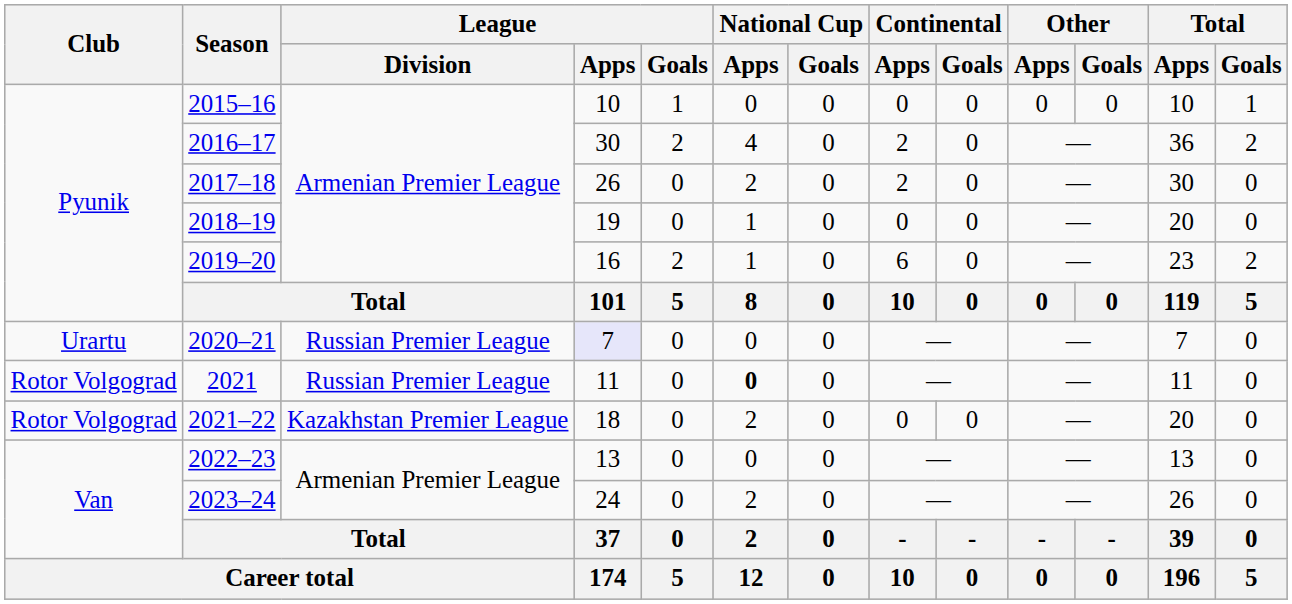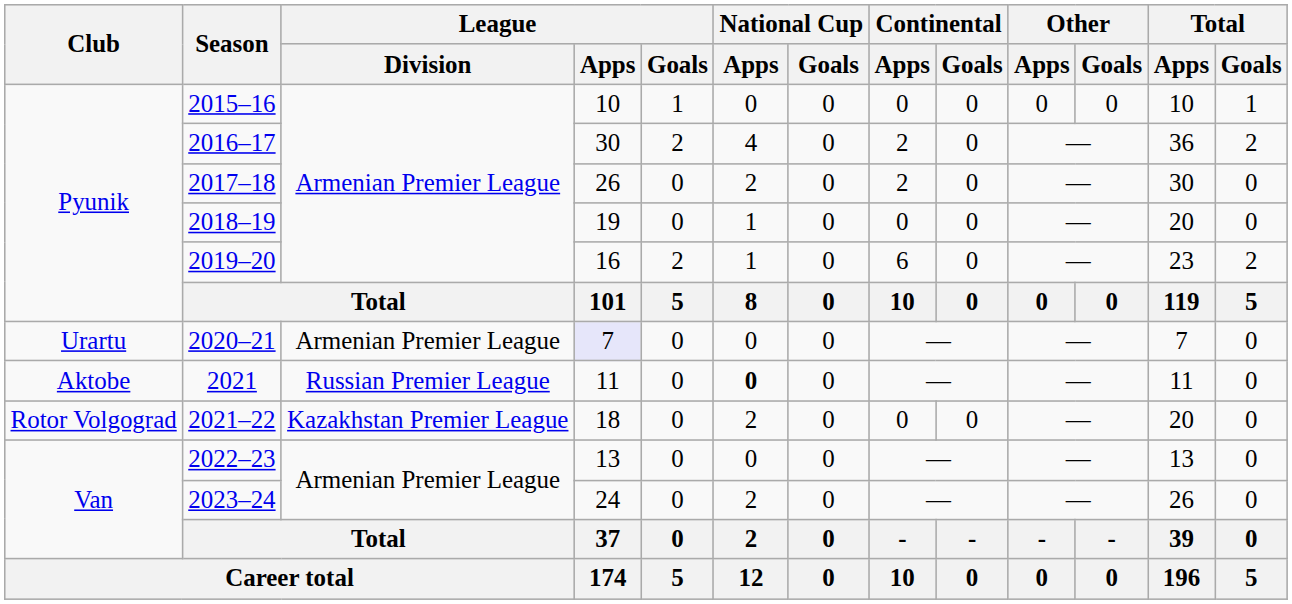(428, 340) Russian Premier League -> (428, 340) Armenian Premier League
(94, 380) Rotor Volgograd -> (94, 380) Aktobe
